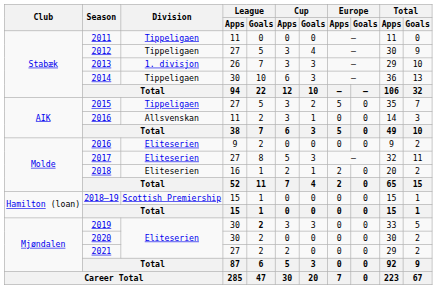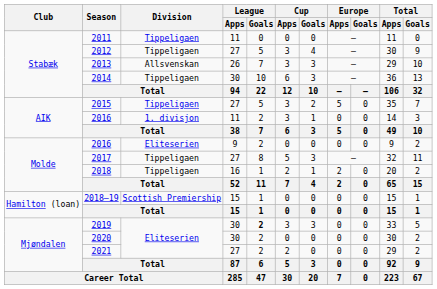(172, 64) 1. divisjon -> (172, 64) Allsvenskan
(172, 118) Allsvenskan -> (172, 118) 1. divisjon
(172, 158) Eliteserien -> (172, 158) Tippeligaen
(172, 171) Eliteserien -> (172, 171) Tippeligaen
